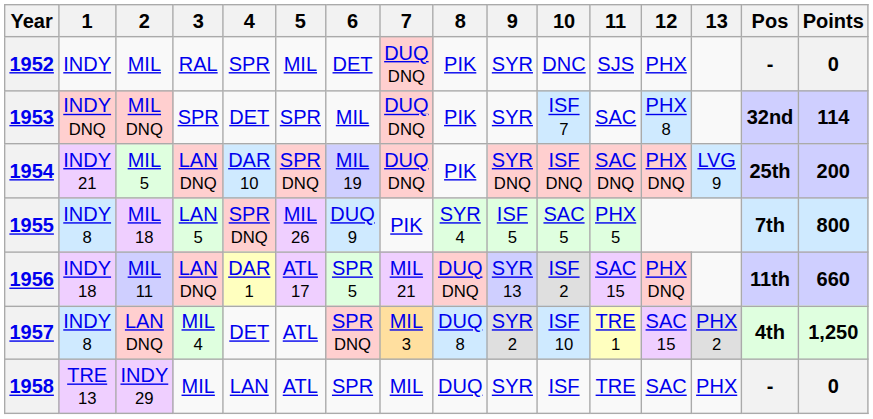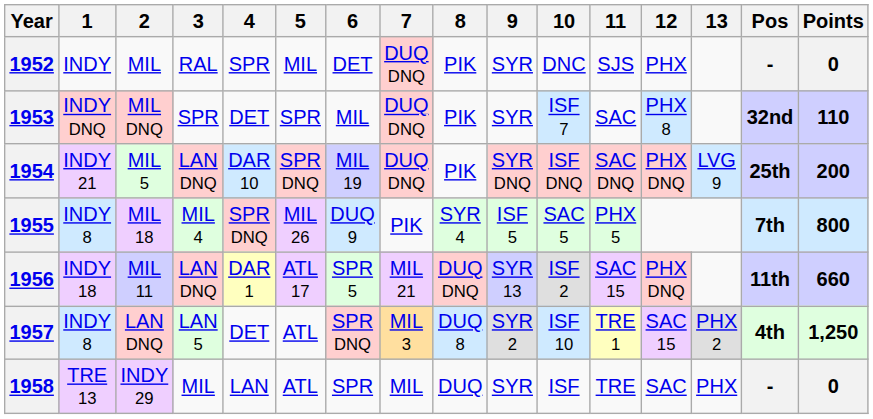(833, 118) 114 -> (833, 118) 110
(198, 225) LAN 5 -> (198, 225) MIL 4
(198, 333) MIL 4 -> (198, 333) LAN 5
